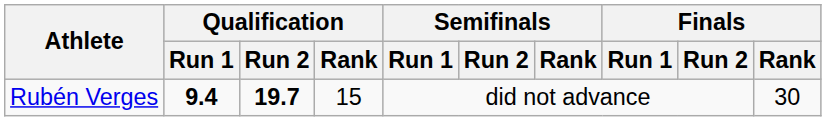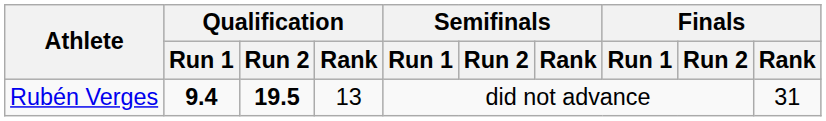(277, 97) 19.7 -> (277, 97) 19.5
(349, 97) 15 -> (349, 97) 13
(787, 97) 30 -> (787, 97) 31
